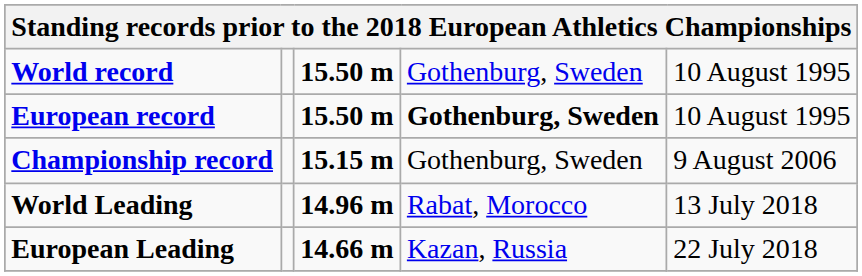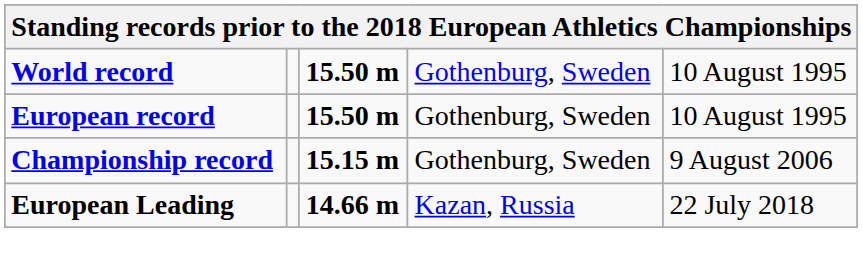(533, 115) bold -> (533, 115) normal
- row: (102, 204)
